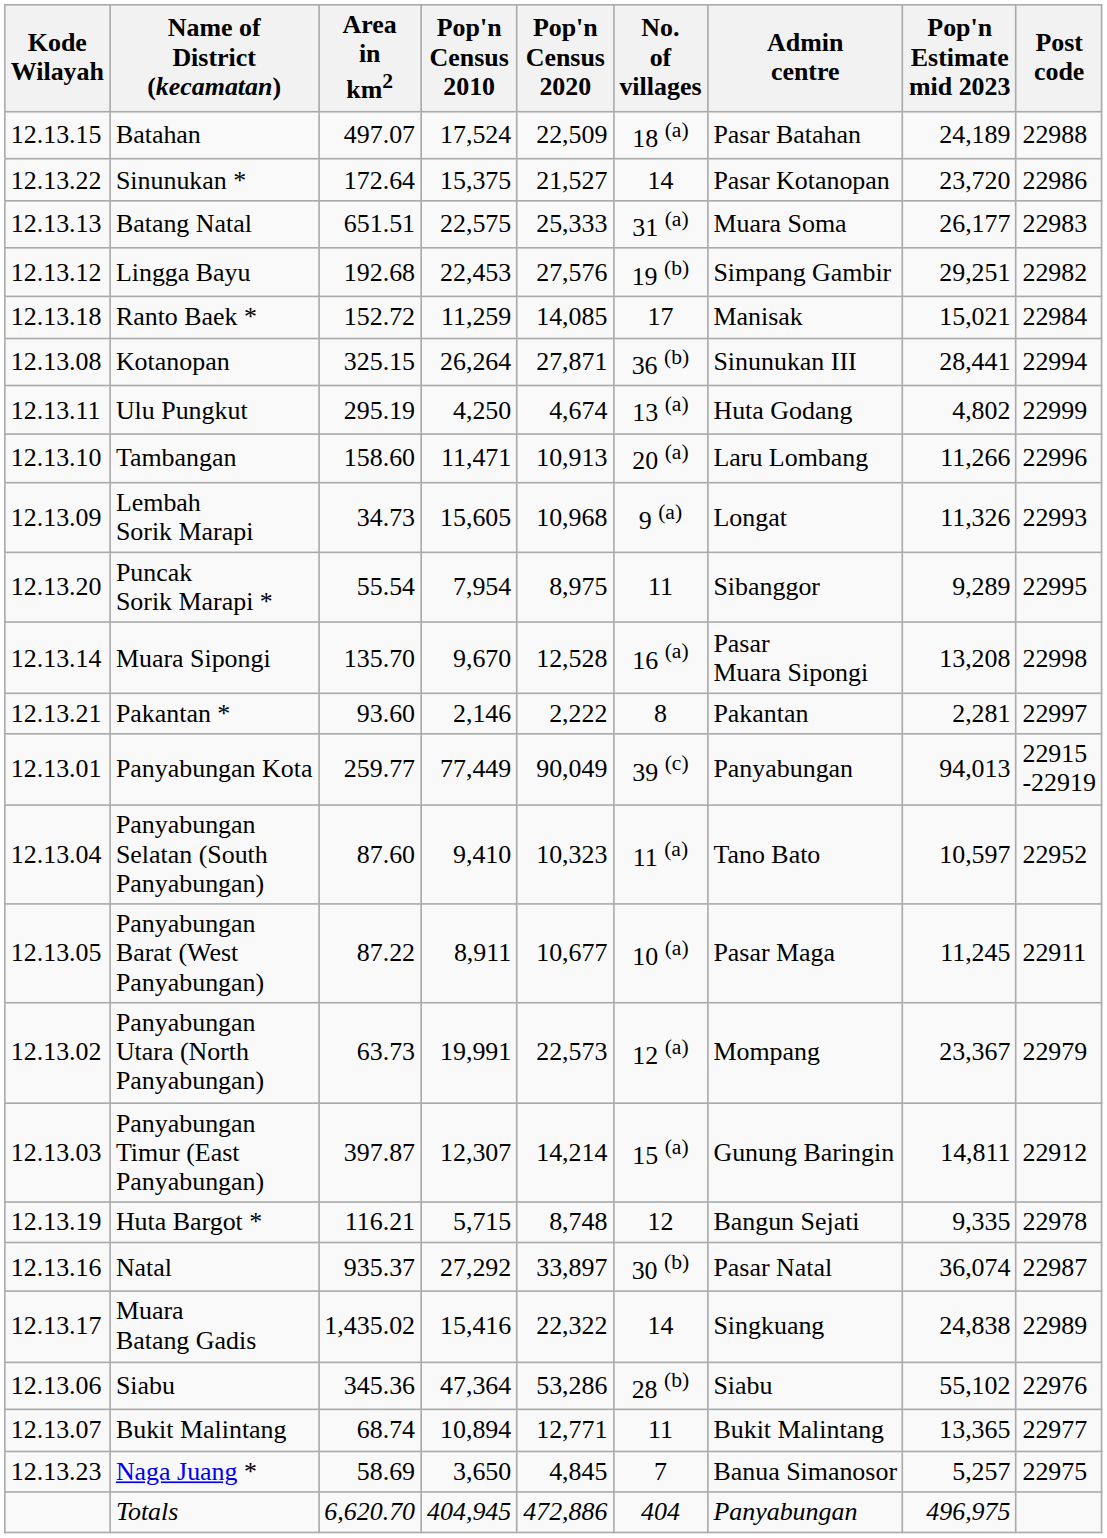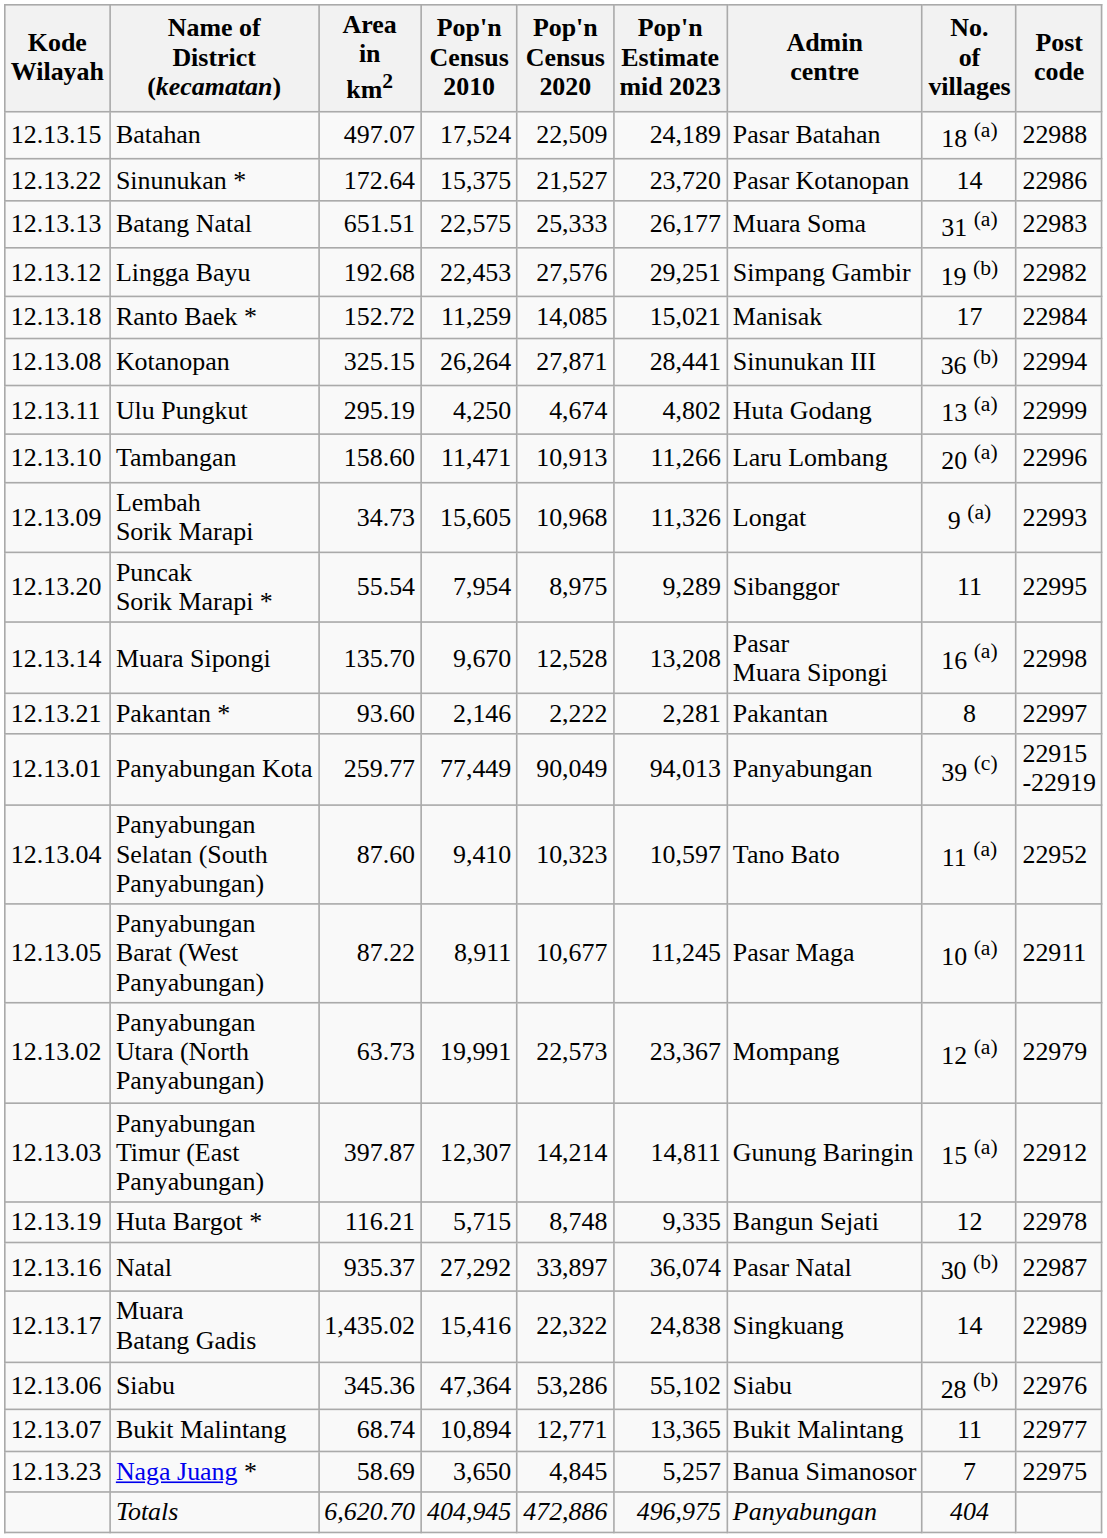columns swapped: (960, 57) <-> (660, 57)
